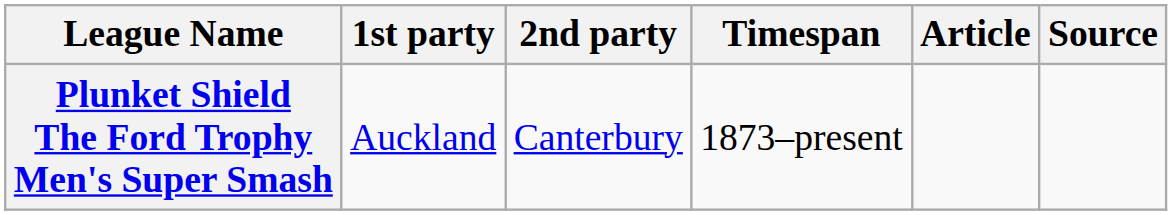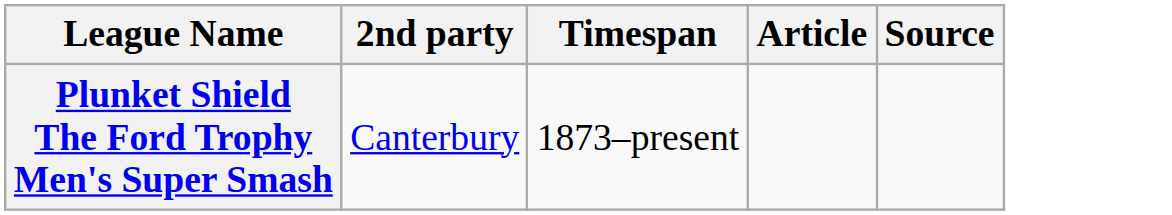- column: (423, 34)
